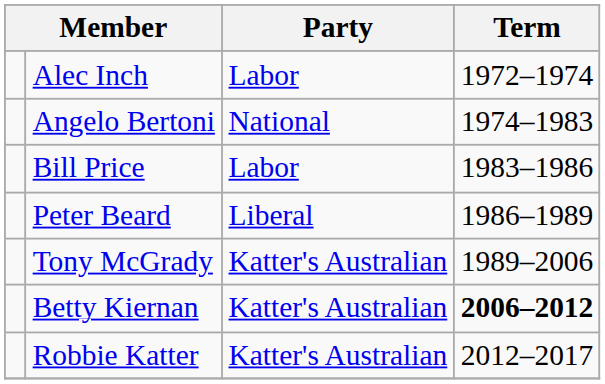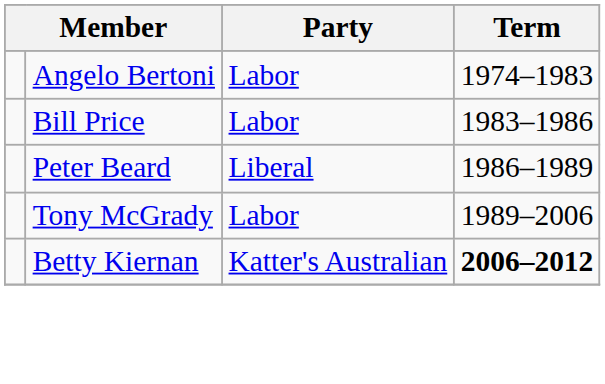- row: (90, 74)
(279, 121) National -> (264, 74) Labor
(338, 261) Katter's Australian -> (264, 214) Labor
- row: (116, 354)
